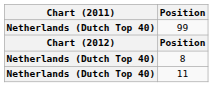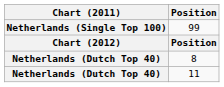(81, 28) Netherlands (Dutch Top 40) -> (87, 28) Netherlands (Single Top 100)
